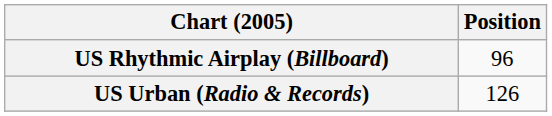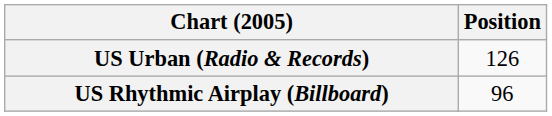rows swapped: (232, 57) <-> (232, 93)
